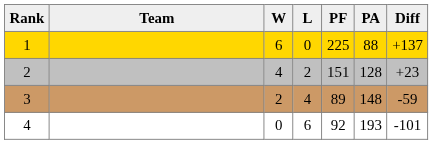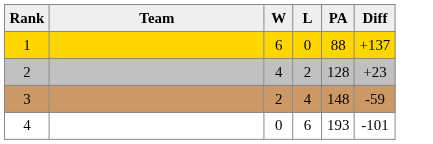- column: (338, 17)
